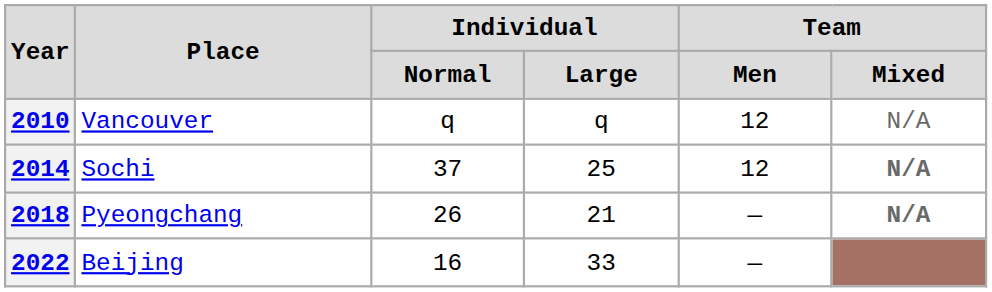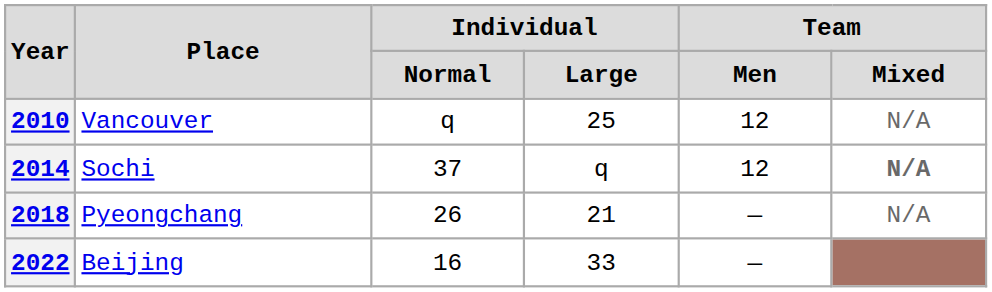(601, 122) q -> (601, 122) 25
(601, 169) 25 -> (601, 169) q
(908, 216) bold -> (908, 216) normal
